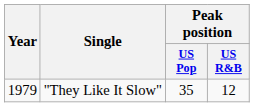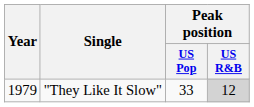(186, 90) 35 -> (186, 90) 33
(228, 90) no background -> (228, 90) lightgrey background
